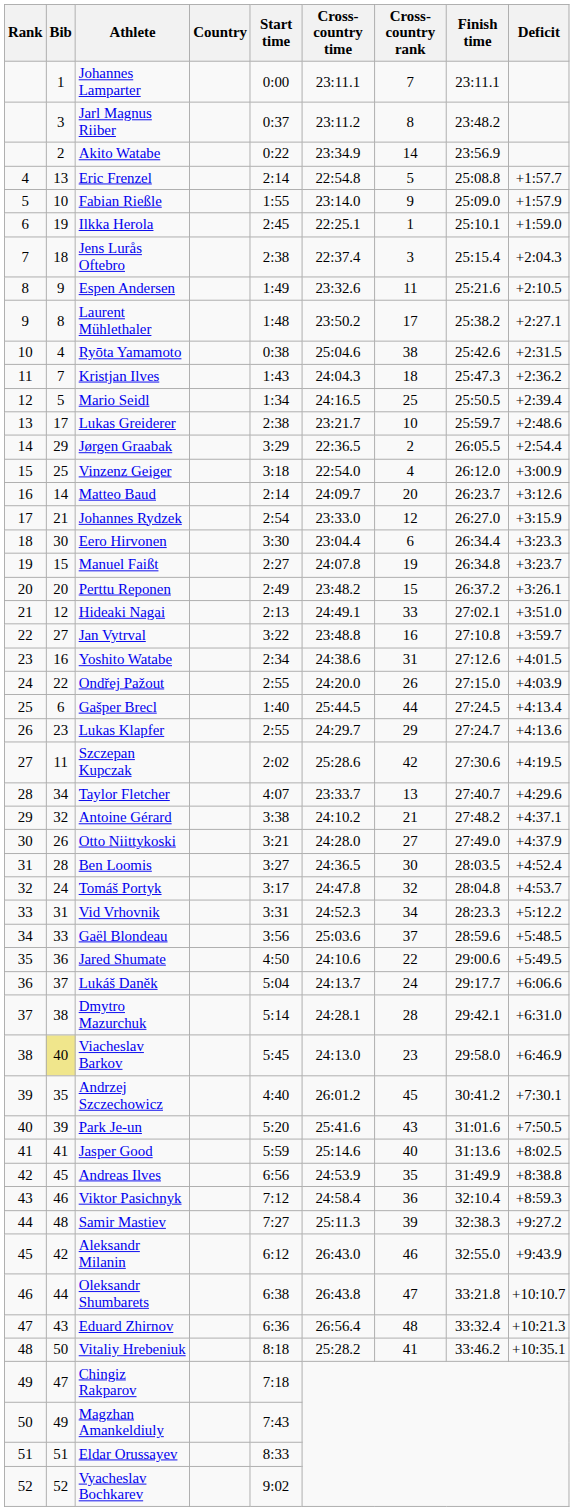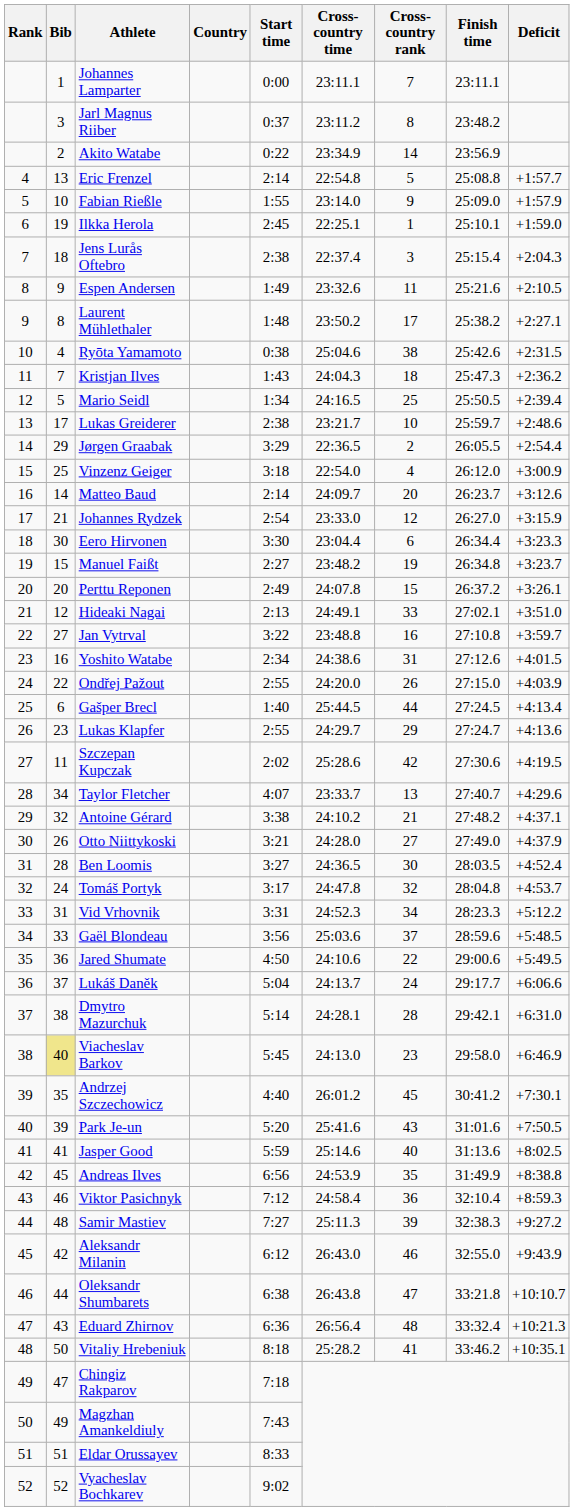(338, 565) 24:07.8 -> (338, 565) 23:48.2
(338, 588) 23:48.2 -> (338, 588) 24:07.8
